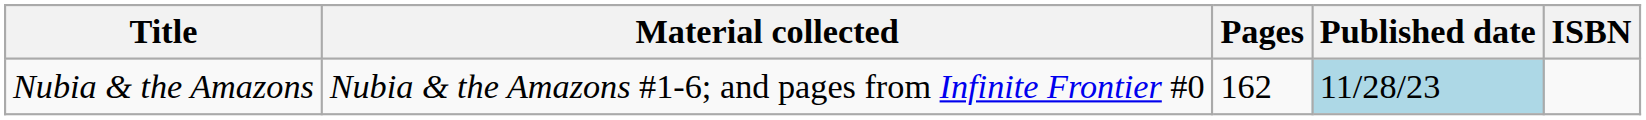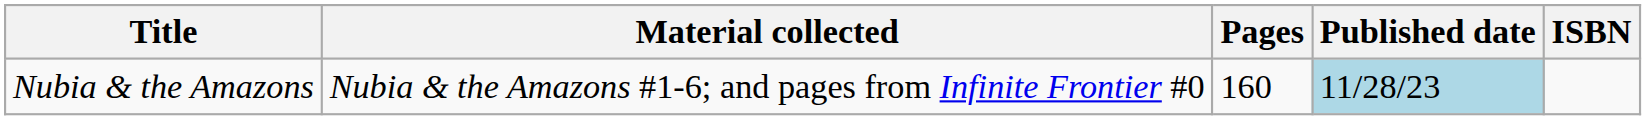(1246, 85) 162 -> (1246, 85) 160
